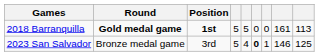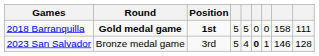(282, 28) 161 -> (282, 28) 158
(303, 28) 113 -> (303, 28) 111
(303, 44) 125 -> (303, 44) 128
